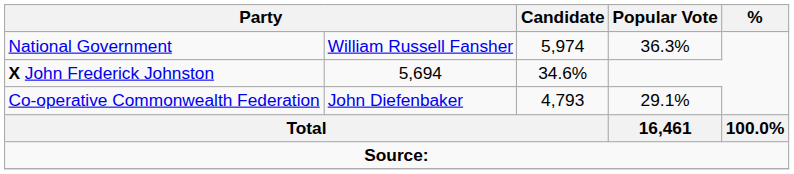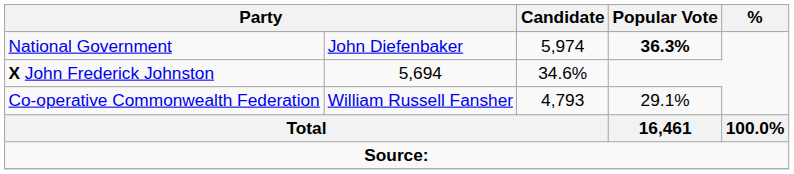(420, 45) William Russell Fansher -> (395, 45) John Diefenbaker
(665, 45) normal -> (665, 45) bold
(395, 100) John Diefenbaker -> (420, 100) William Russell Fansher
